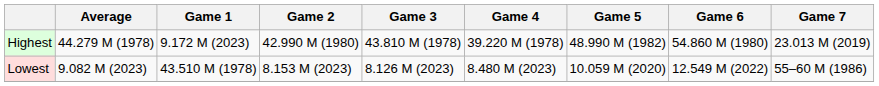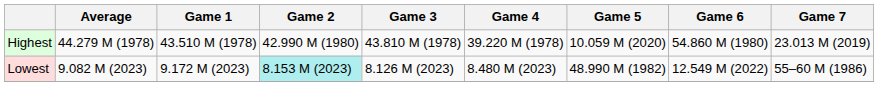(205, 43) 9.172 M (2023) -> (208, 43) 43.510 M (1978)
(618, 43) 48.990 M (1982) -> (618, 43) 10.059 M (2020)
(208, 68) 43.510 M (1978) -> (205, 68) 9.172 M (2023)
(307, 68) no background -> (307, 68) paleturquoise background
(618, 68) 10.059 M (2020) -> (618, 68) 48.990 M (1982)
